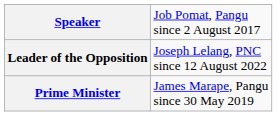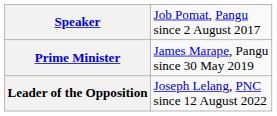rows swapped: (77, 93) <-> (77, 57)
